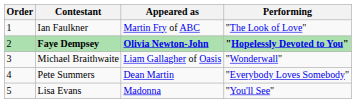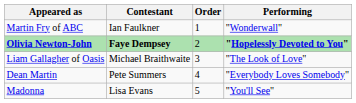columns swapped: (20, 12) <-> (172, 12)
(266, 28) "The Look of Love" -> (254, 28) "Wonderwall"
(254, 59) "Wonderwall" -> (266, 59) "The Look of Love"
